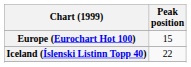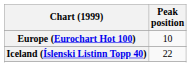(168, 38) 15 -> (168, 38) 10
